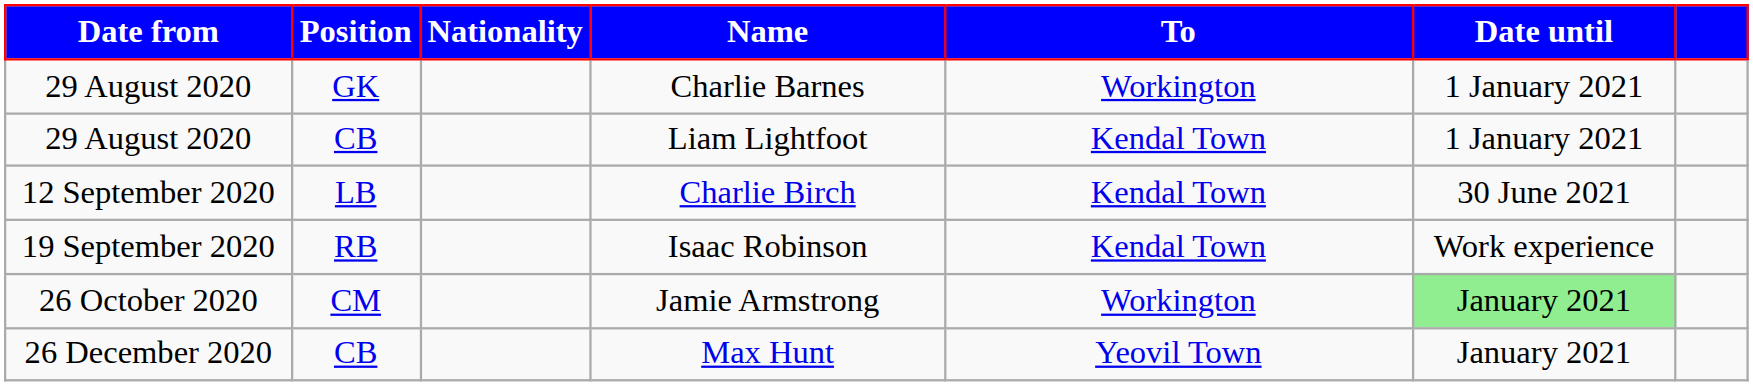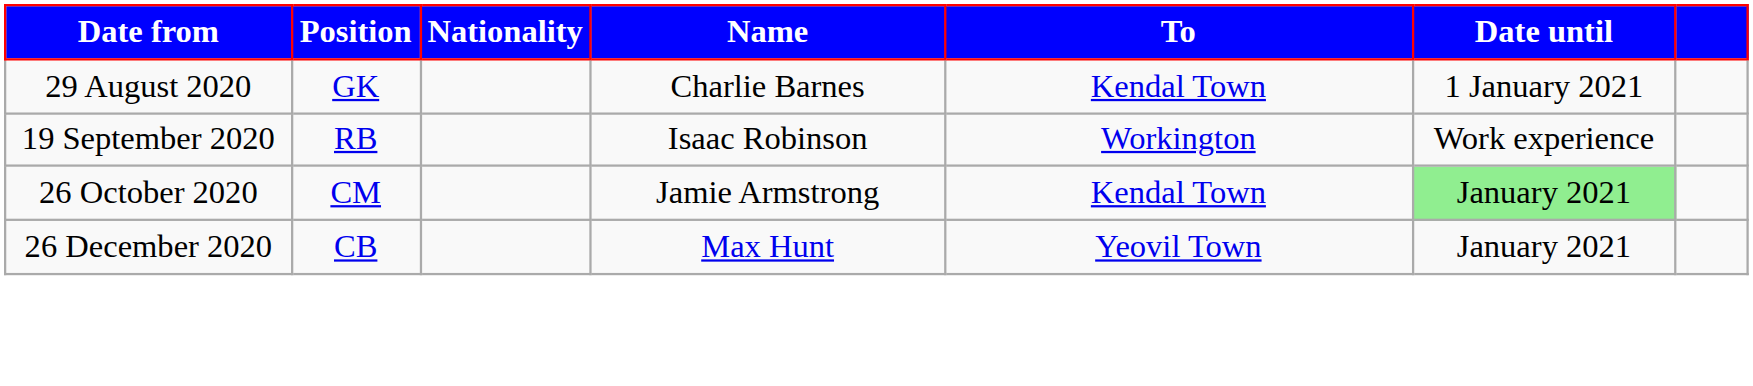(1178, 85) Workington -> (1178, 85) Kendal Town
- row: (768, 139)
- row: (768, 192)
(1178, 246) Kendal Town -> (1178, 139) Workington
(1178, 300) Workington -> (1178, 192) Kendal Town
